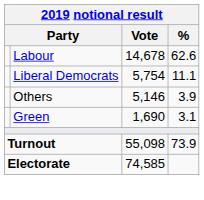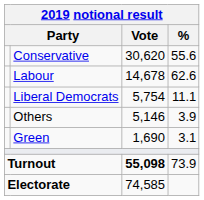+ row: (51, 55)
(145, 144) normal -> (145, 164) bold
